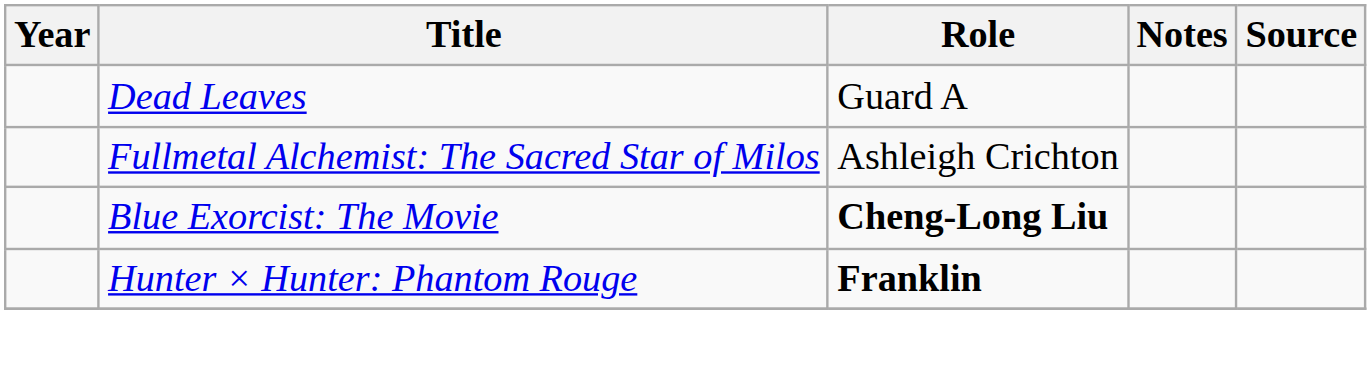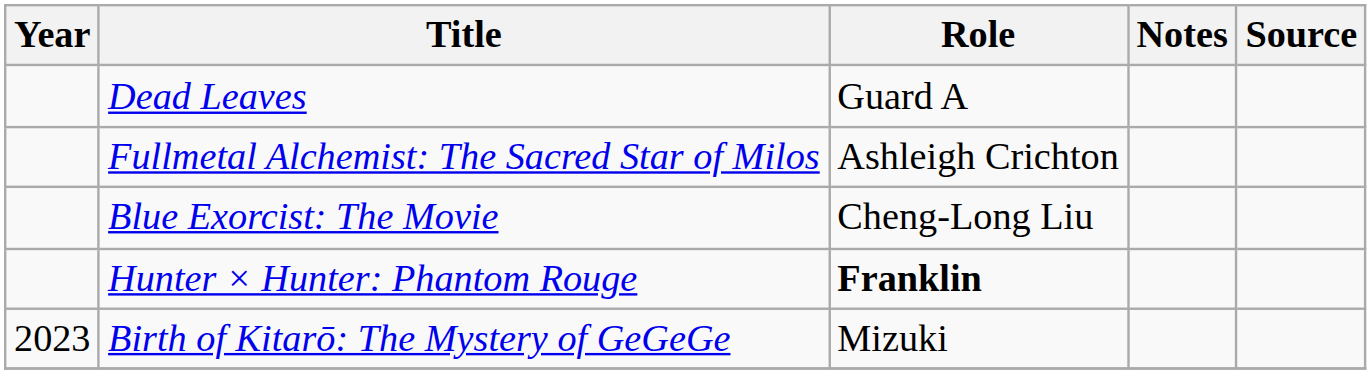(973, 216) bold -> (965, 216) normal
+ row: (419, 338)
